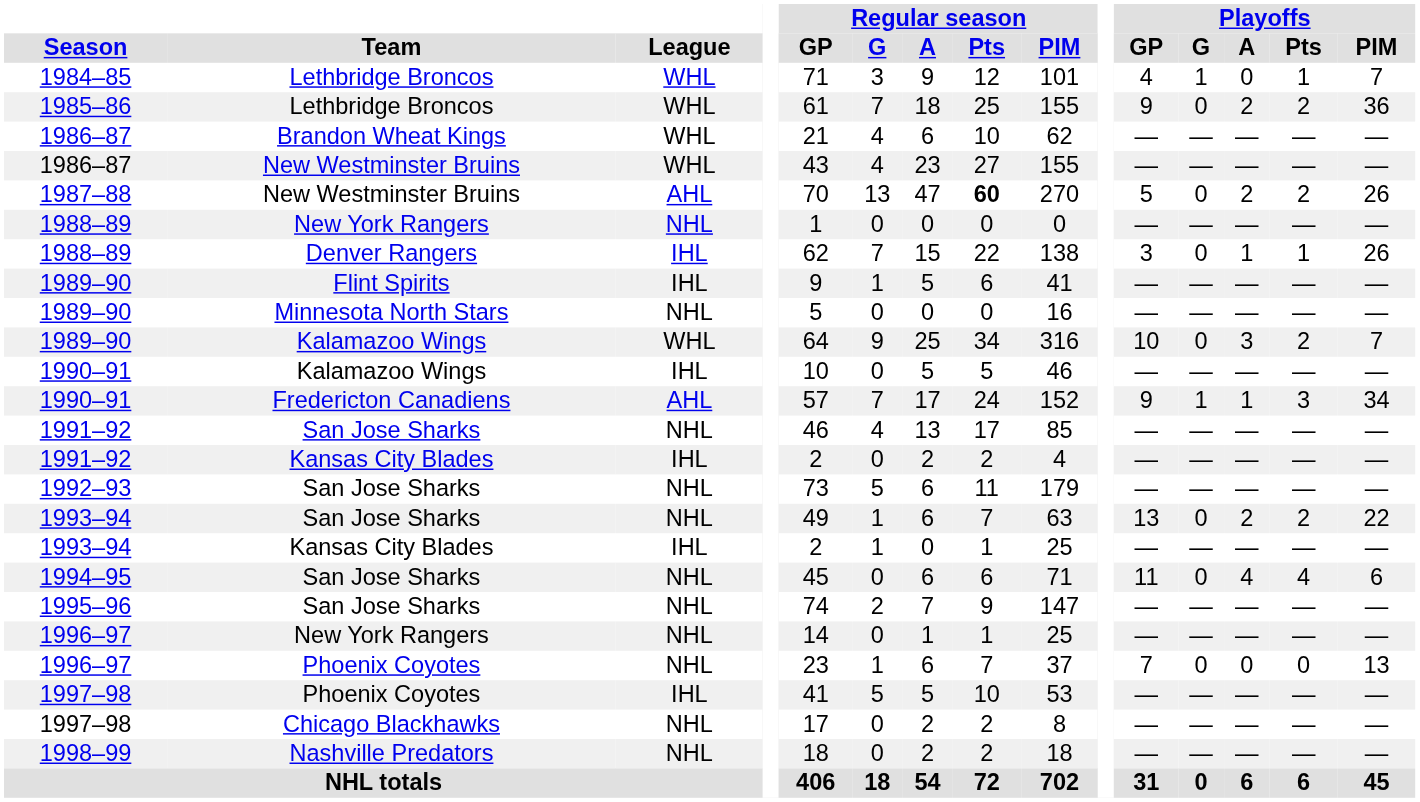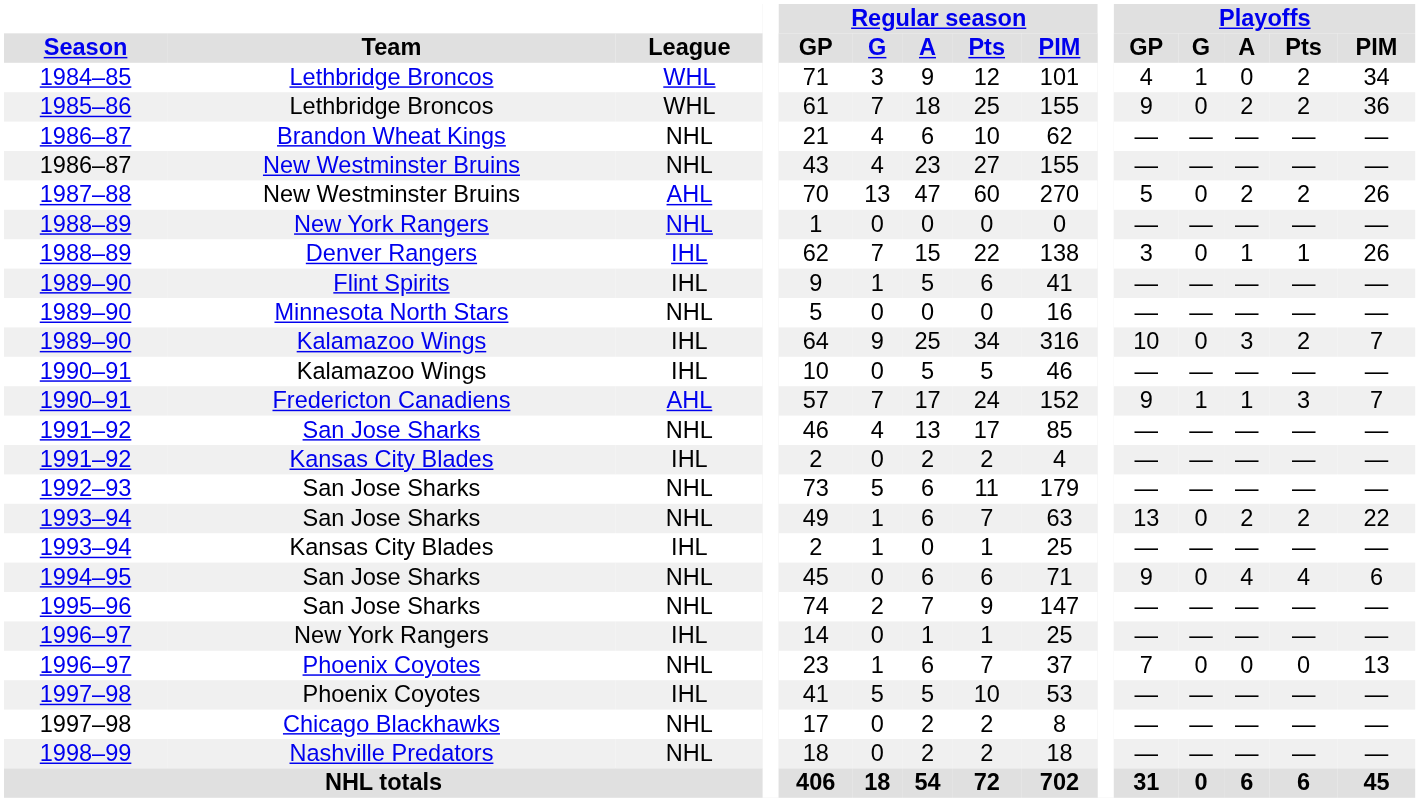(1304, 77) 1 -> (1304, 77) 2
(1376, 77) 7 -> (1376, 77) 34
(689, 136) WHL -> (689, 136) NHL
(689, 165) WHL -> (689, 165) NHL
(987, 194) bold -> (987, 194) normal
(689, 341) WHL -> (689, 341) IHL
(1376, 400) 34 -> (1376, 400) 7
(1146, 577) 11 -> (1146, 577) 9
(689, 635) NHL -> (689, 635) IHL
